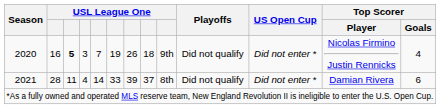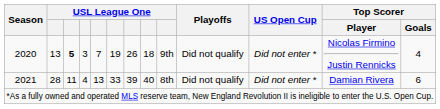(55, 54) 16 -> (55, 54) 13
(99, 80) 14 -> (99, 80) 13
(149, 80) 37 -> (149, 80) 40
